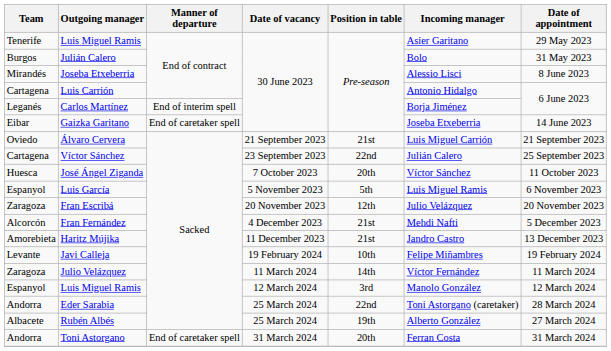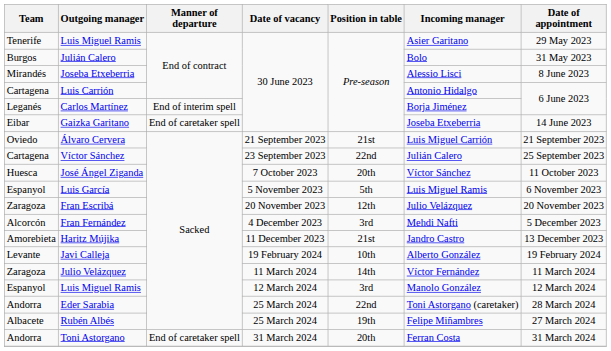(366, 222) 21st -> (366, 222) 3rd
(445, 255) Felipe Miñambres -> (444, 255) Alberto González
(444, 321) Alberto González -> (445, 321) Felipe Miñambres
